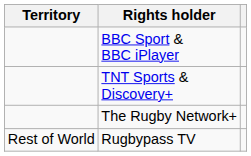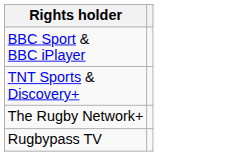- column: (51, 15)
